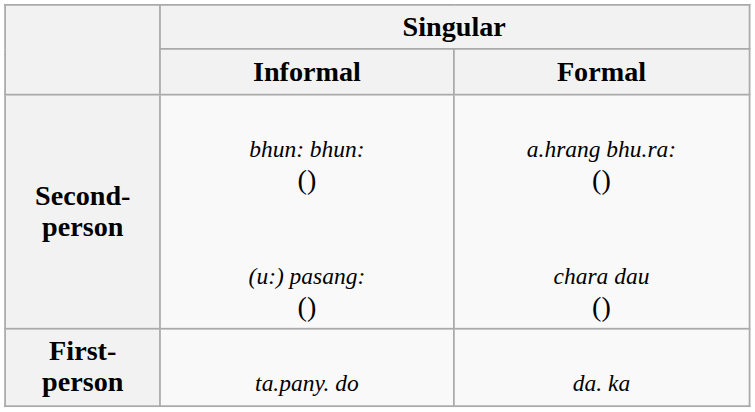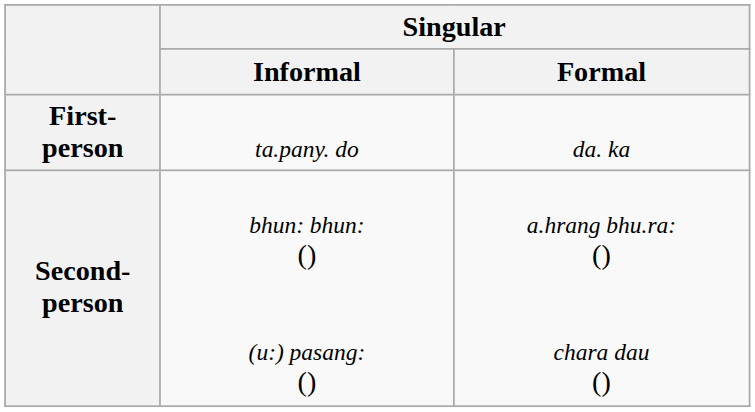rows swapped: (83, 366) <-> (83, 211)
